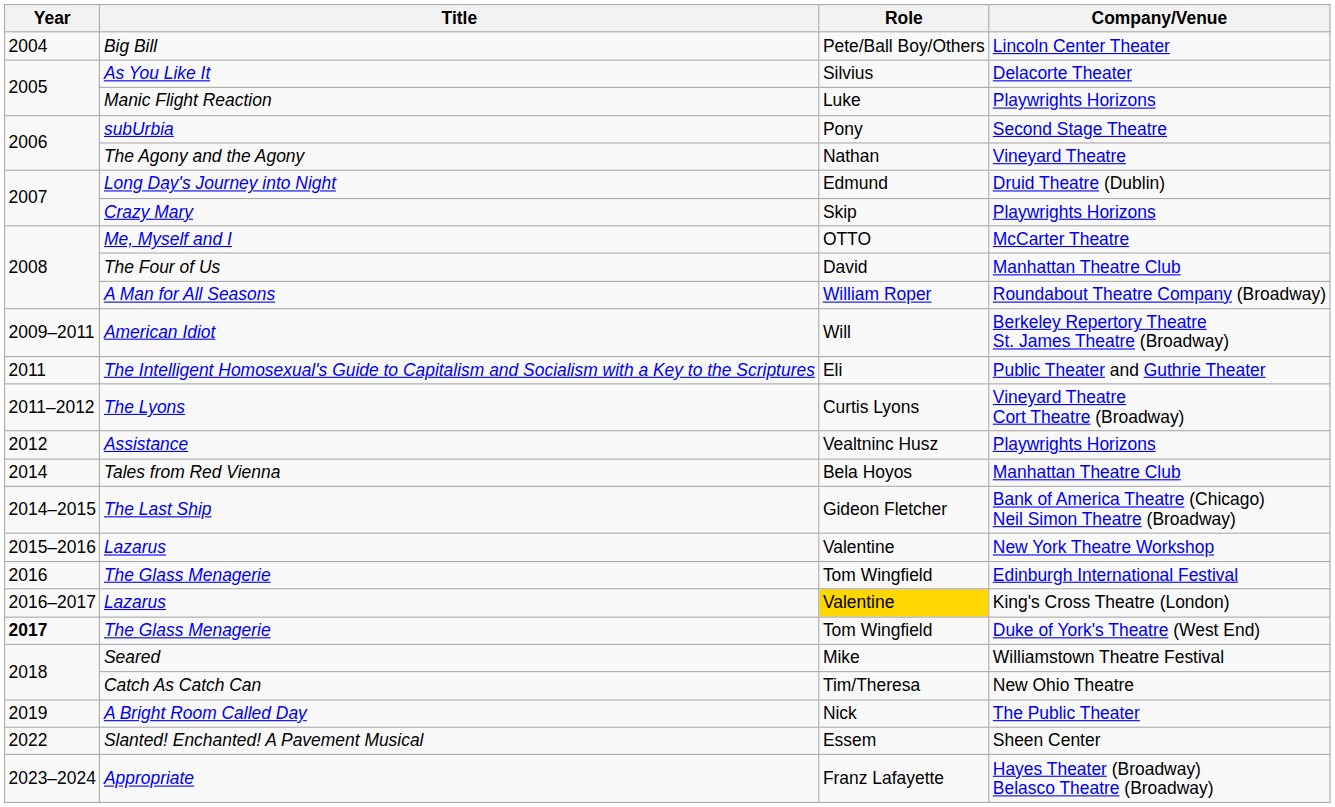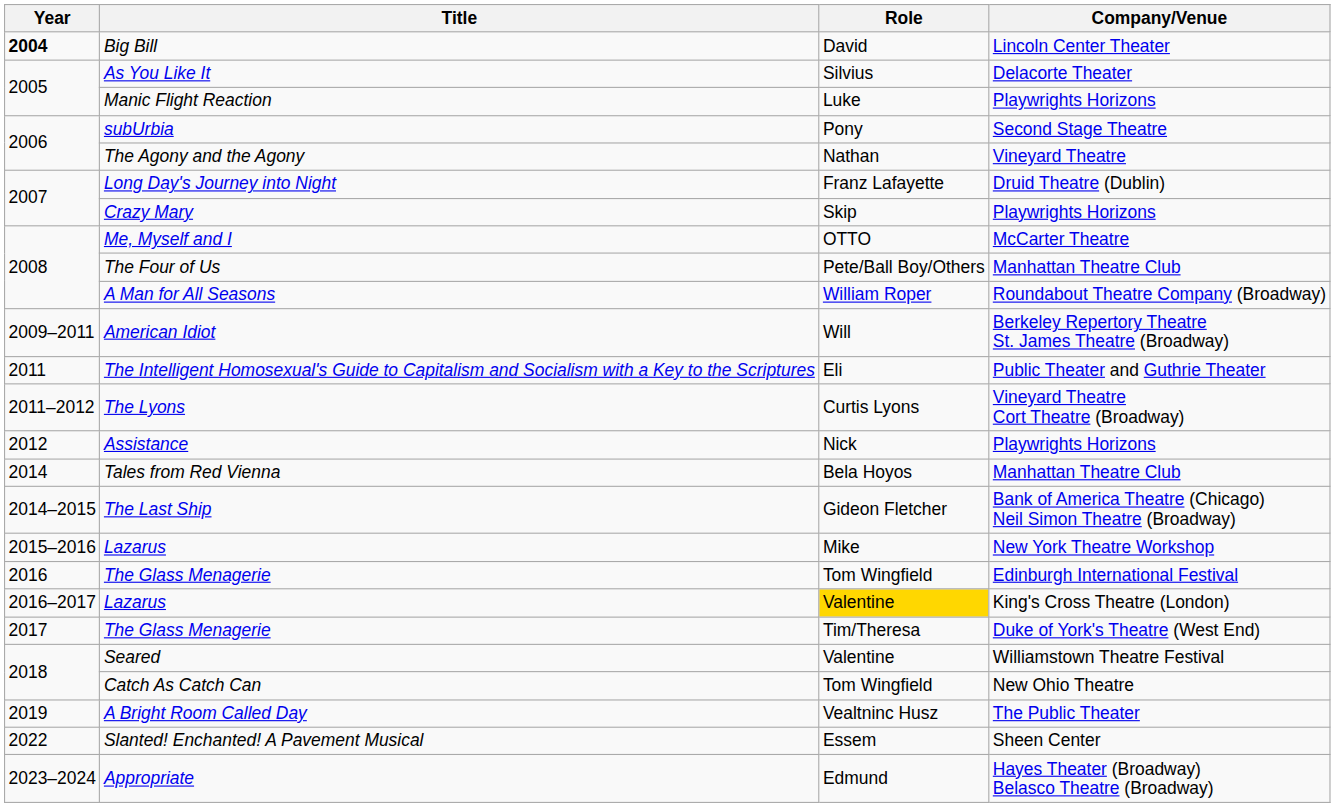(28, 45) normal -> (28, 45) bold
(904, 45) Pete/Ball Boy/Others -> (845, 45) David
(855, 184) Edmund -> (883, 184) Franz Lafayette
(845, 267) David -> (904, 267) Pete/Ball Boy/Others
(881, 444) Vealtninc Husz -> (840, 444) Nick
(859, 547) Valentine -> (841, 547) Mike
(28, 630) bold -> (28, 630) normal
(878, 630) Tom Wingfield -> (872, 630) Tim/Theresa
(841, 658) Mike -> (859, 658) Valentine
(872, 685) Tim/Theresa -> (878, 685) Tom Wingfield
(840, 713) Nick -> (881, 713) Vealtninc Husz
(883, 778) Franz Lafayette -> (855, 778) Edmund
